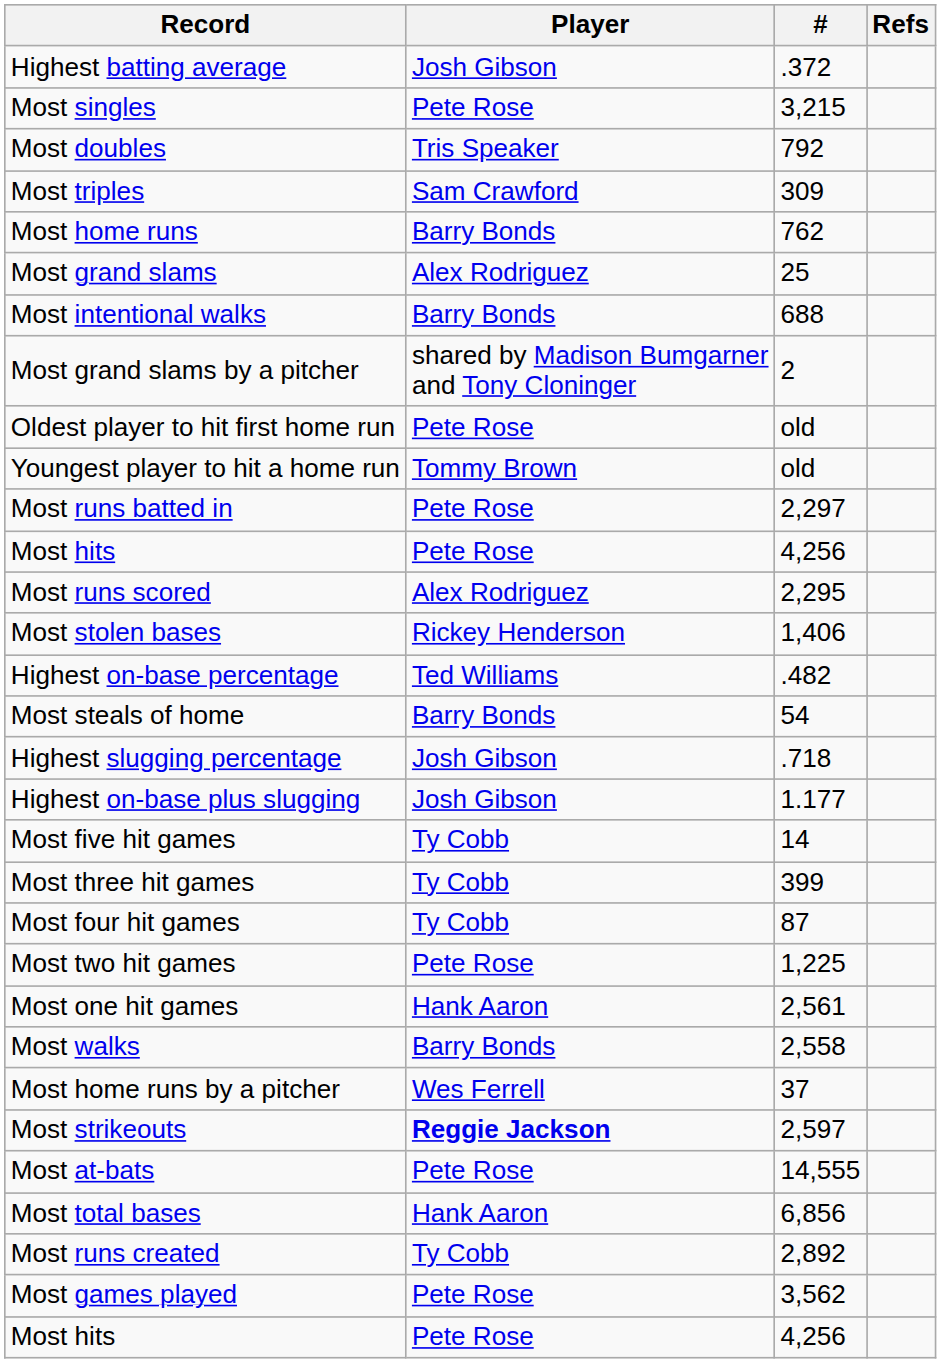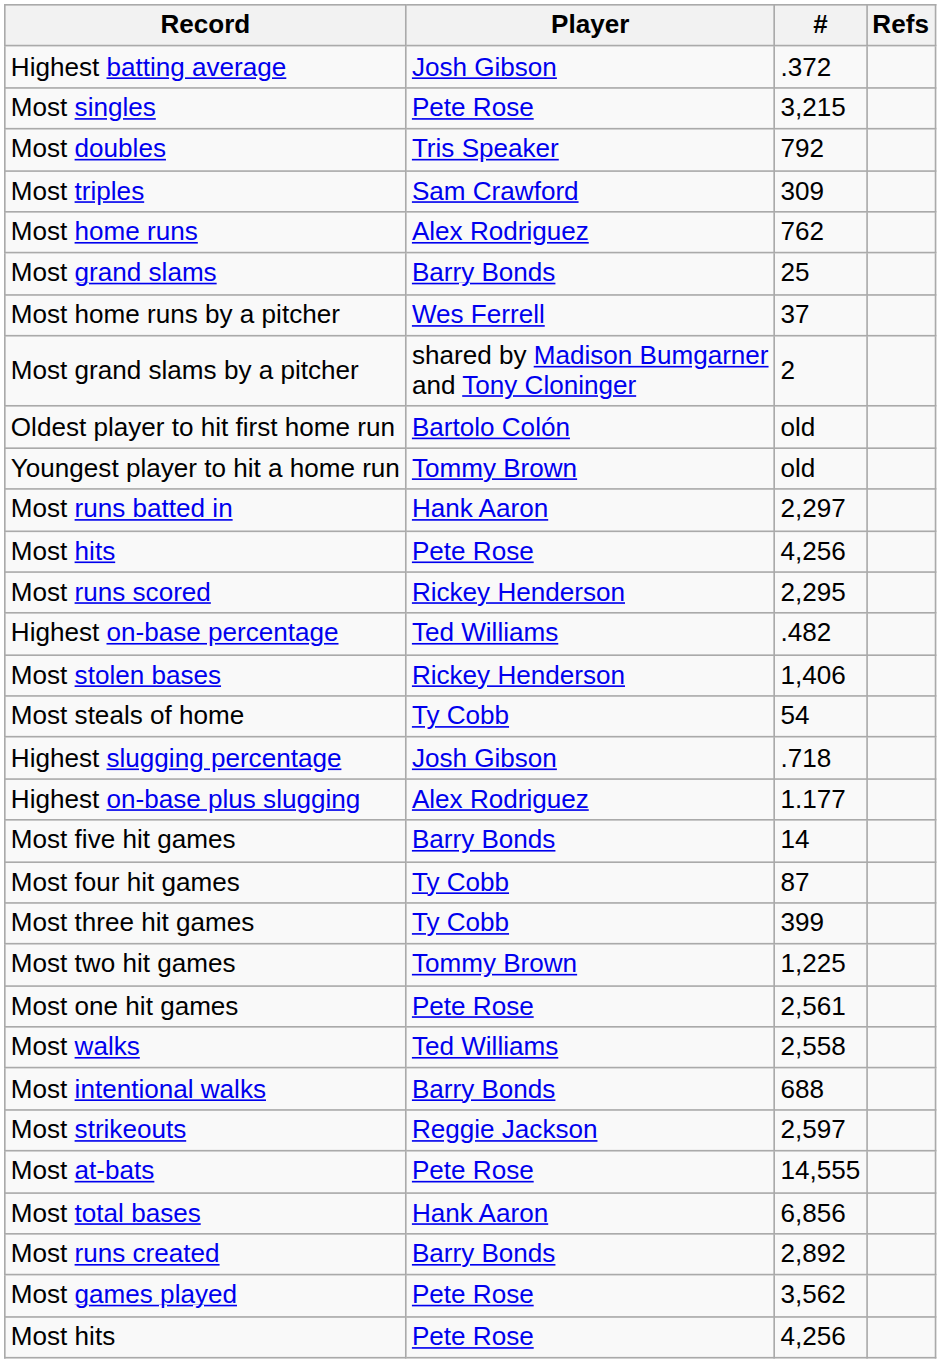(484, 231) Barry Bonds -> (500, 231) Alex Rodriguez
(500, 273) Alex Rodriguez -> (484, 273) Barry Bonds
rows swapped: (175, 1088) <-> (138, 314)
(473, 426) Pete Rose -> (491, 426) Bartolo Colón
(473, 509) Pete Rose -> (480, 509) Hank Aaron
(500, 592) Alex Rodriguez -> (518, 592) Rickey Henderson
rows swapped: (175, 674) <-> (116, 633)
(484, 716) Barry Bonds -> (460, 716) Ty Cobb
(484, 799) Josh Gibson -> (500, 799) Alex Rodriguez
(460, 840) Ty Cobb -> (484, 840) Barry Bonds
rows swapped: (125, 923) <-> (133, 881)
(473, 964) Pete Rose -> (495, 964) Tommy Brown
(480, 1005) Hank Aaron -> (473, 1005) Pete Rose
(484, 1047) Barry Bonds -> (485, 1047) Ted Williams
(511, 1129) bold -> (505, 1129) normal
(460, 1253) Ty Cobb -> (484, 1253) Barry Bonds
